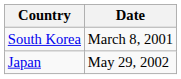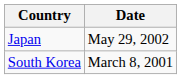rows swapped: (44, 39) <-> (24, 62)
